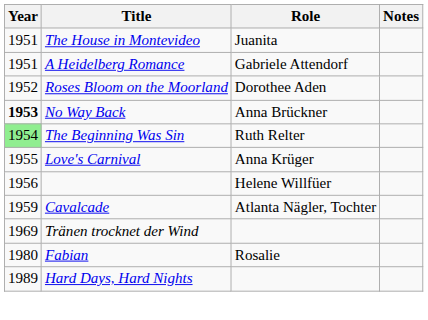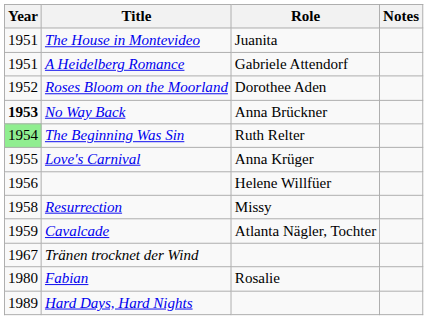+ row: (84, 207)
(23, 231) 1969 -> (23, 254) 1967
